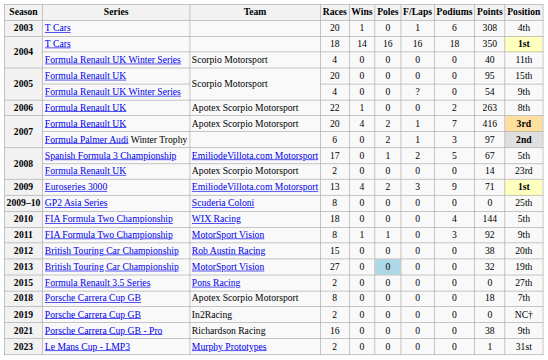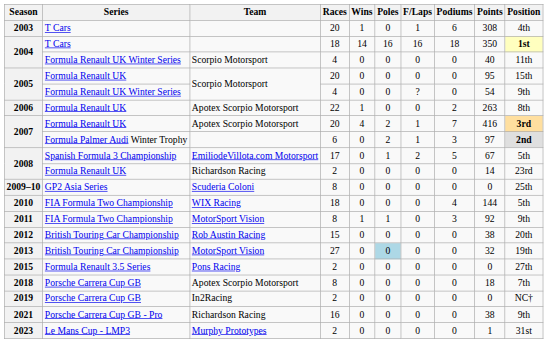(245, 171) Apotex Scorpio Motorsport -> (229, 171) Richardson Racing
- row: (23, 187)
